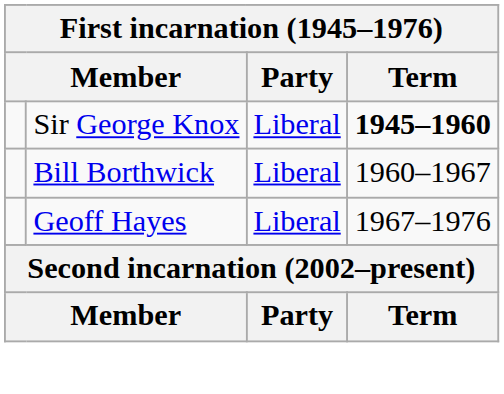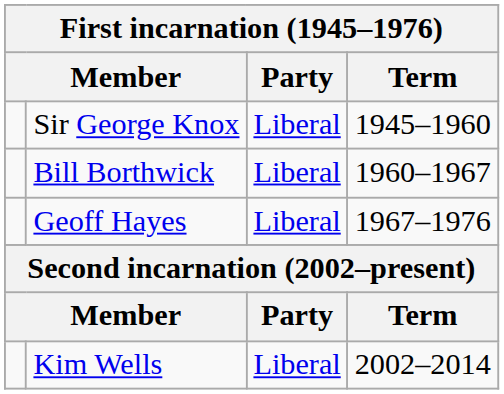(423, 124) bold -> (423, 124) normal
+ row: (98, 364)
